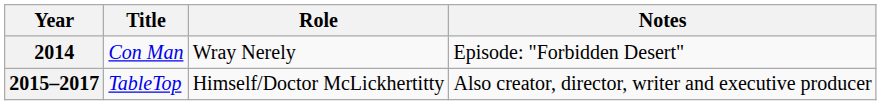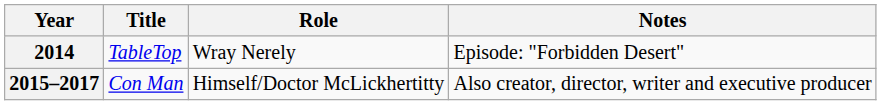(146, 52) Con Man -> (145, 52) TableTop
(145, 83) TableTop -> (146, 83) Con Man
